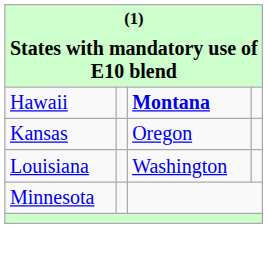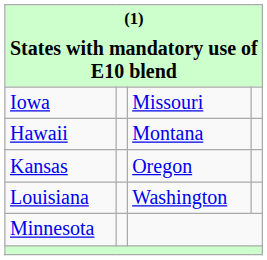+ row: (30, 102)
(171, 102) bold -> (168, 134) normal
